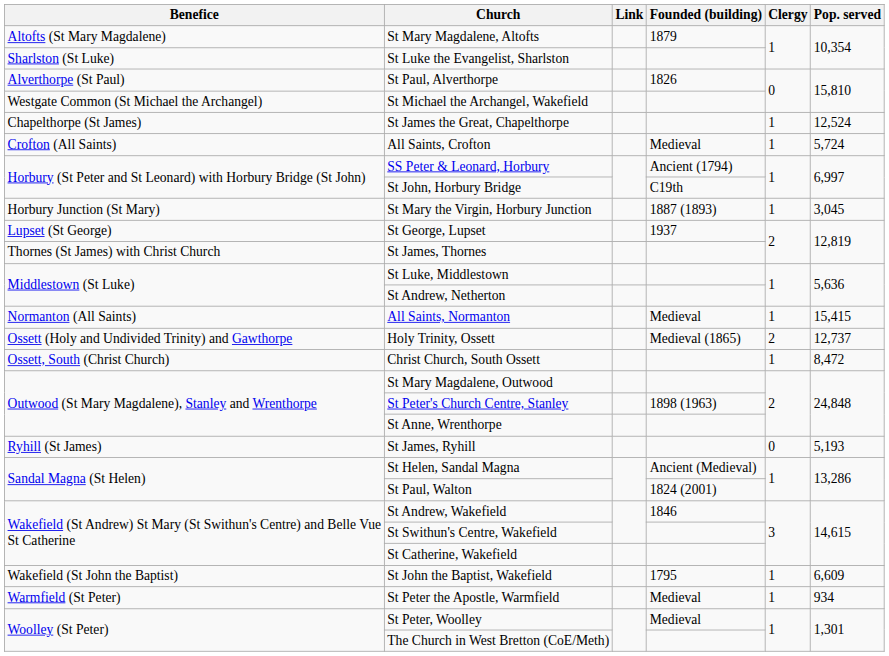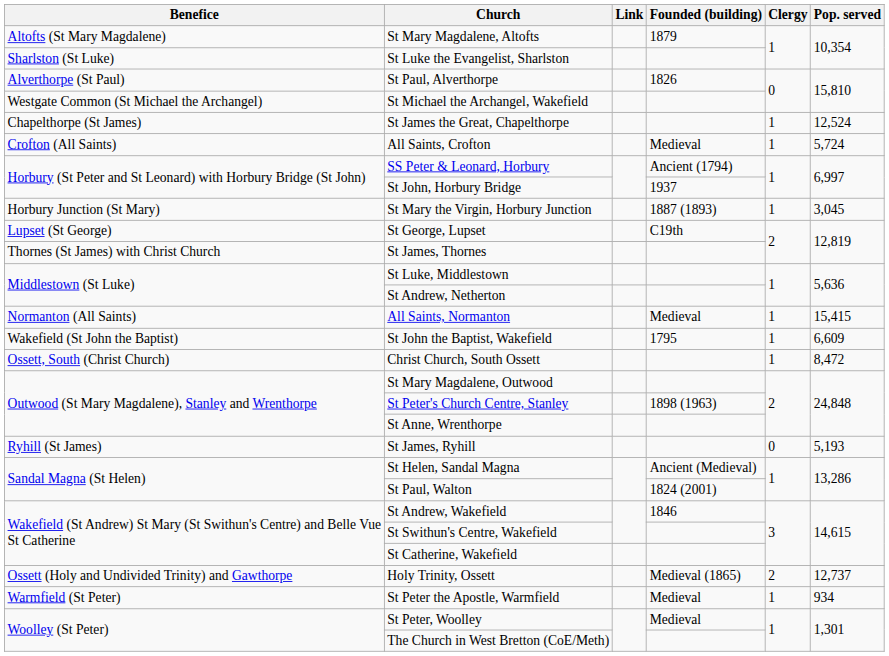(666, 187) C19th -> (663, 187) 1937
(663, 230) 1937 -> (666, 230) C19th
rows swapped: (441, 338) <-> (470, 576)
